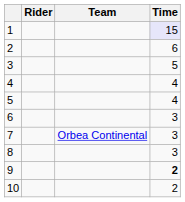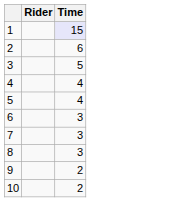- column: (102, 13)
(175, 170) bold -> (80, 170) normal
